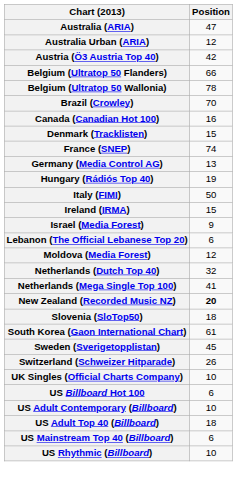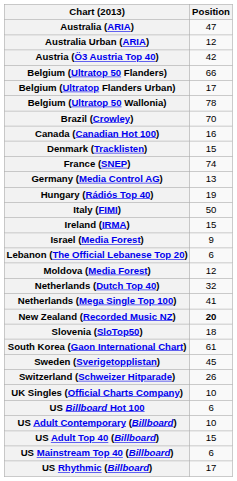+ row: (97, 88)
(211, 423) 18 -> (211, 438) 15
(211, 453) 10 -> (211, 468) 17
